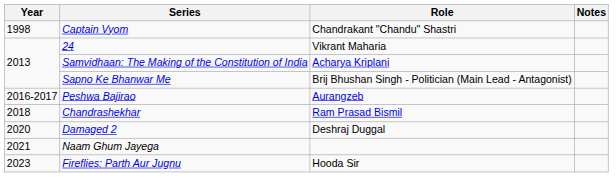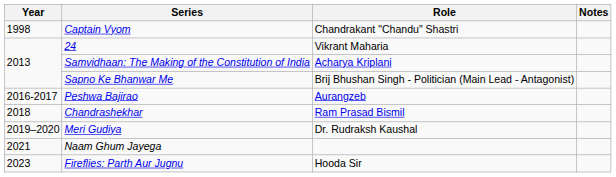+ row: (93, 130)
- row: (89, 130)
